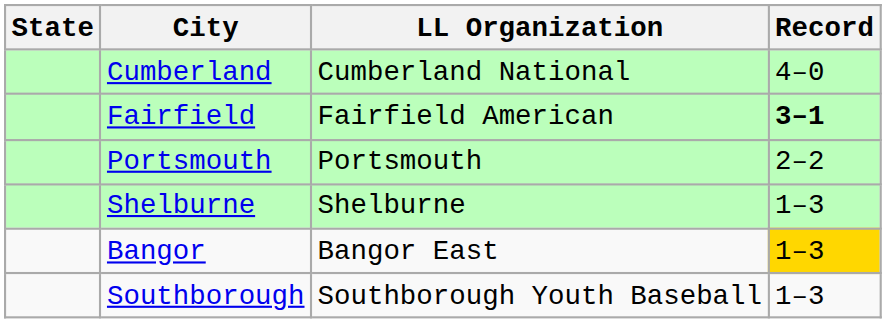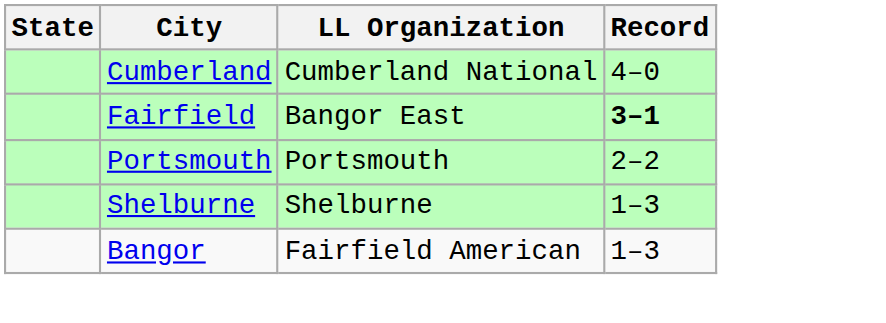(466, 117) Fairfield American -> (375, 117) Bangor East
(408, 251) Bangor East -> (433, 251) Fairfield American
(800, 251) gold background -> (635, 251) no background
- row: (206, 296)
